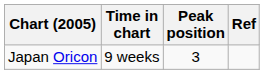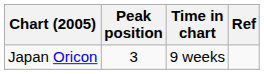columns swapped: (196, 24) <-> (132, 24)
